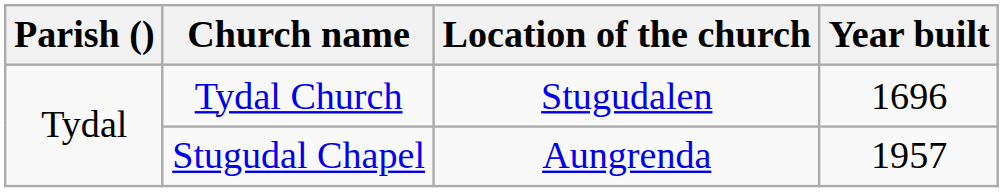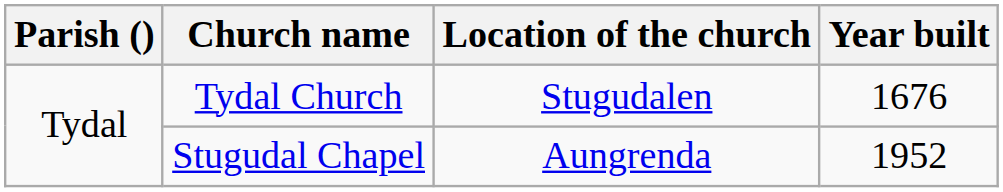(909, 95) 1696 -> (909, 95) 1676
(909, 155) 1957 -> (909, 155) 1952
